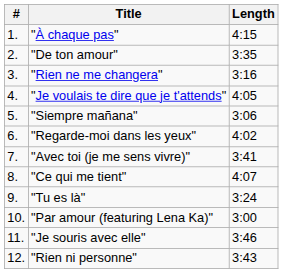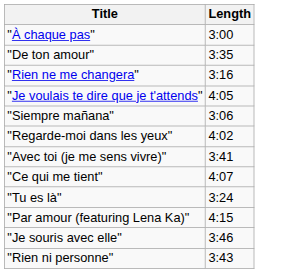- column: (16, 14)
(245, 34) 4:15 -> (221, 34) 3:00
(245, 217) 3:00 -> (221, 217) 4:15
